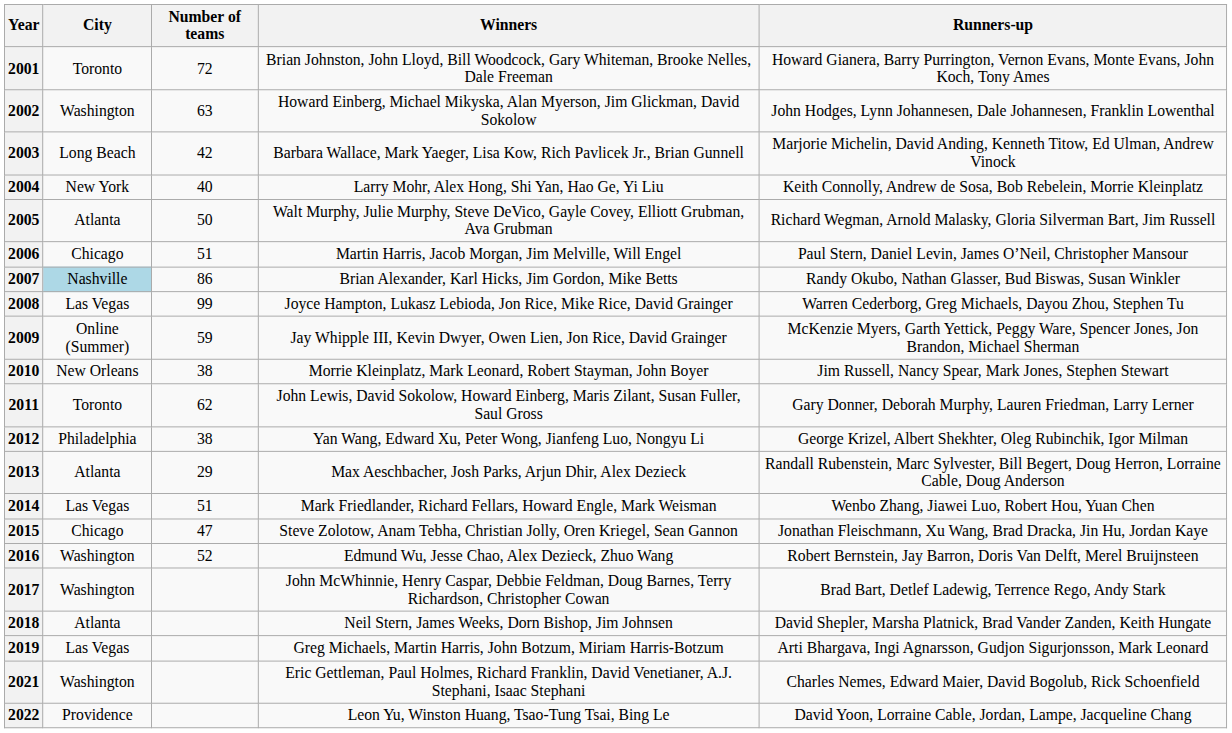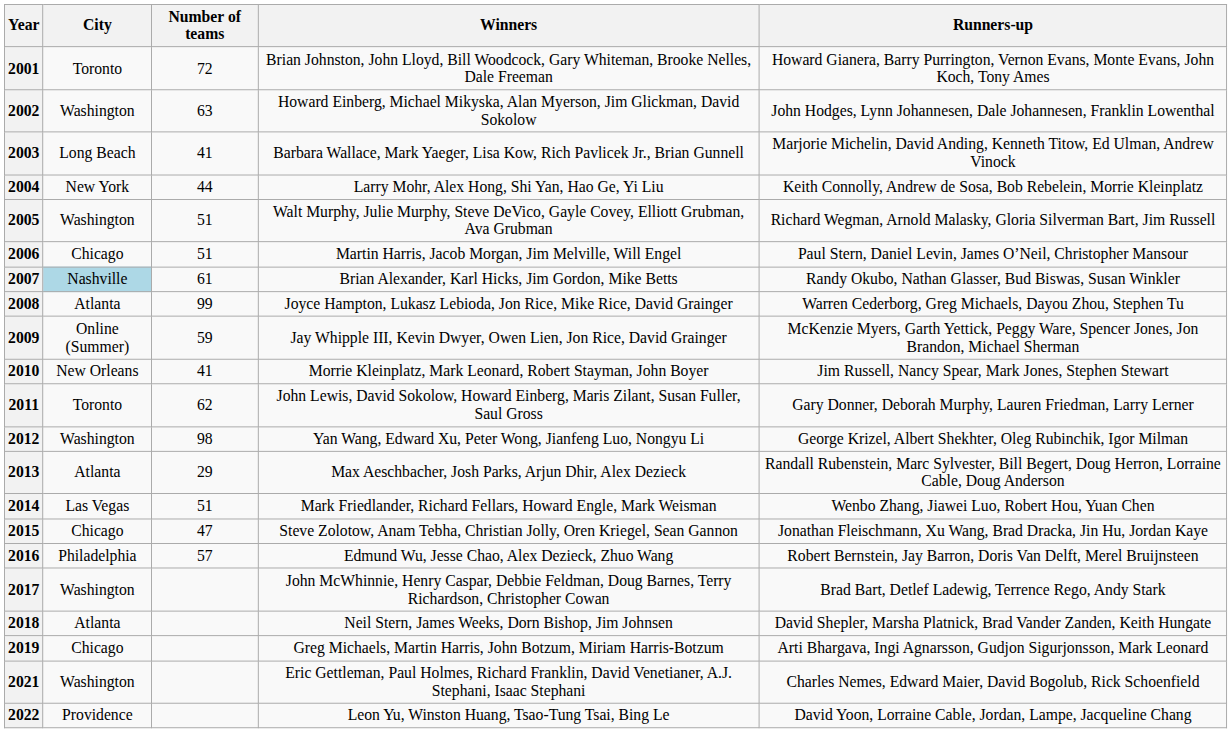(205, 153) 42 -> (205, 153) 41
(205, 186) 40 -> (205, 186) 44
(97, 220) Atlanta -> (97, 220) Washington
(205, 220) 50 -> (205, 220) 51
(205, 279) 86 -> (205, 279) 61
(97, 304) Las Vegas -> (97, 304) Atlanta
(205, 371) 38 -> (205, 371) 41
(97, 438) Philadelphia -> (97, 438) Washington
(205, 438) 38 -> (205, 438) 98
(97, 555) Washington -> (97, 555) Philadelphia
(205, 555) 52 -> (205, 555) 57
(97, 648) Las Vegas -> (97, 648) Chicago
